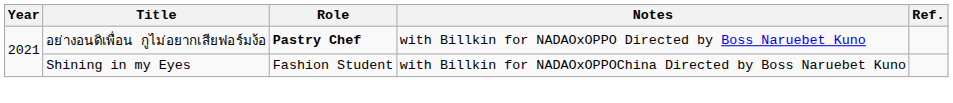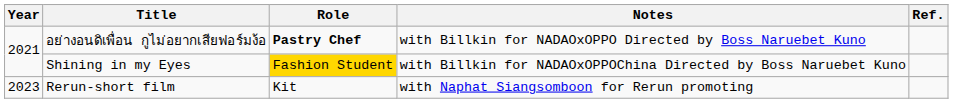(333, 65) no background -> (333, 65) gold background
+ row: (111, 87)
